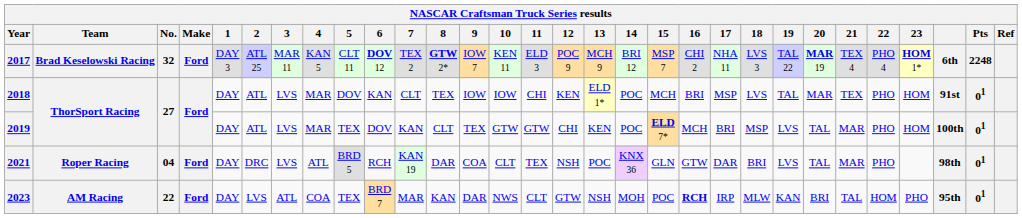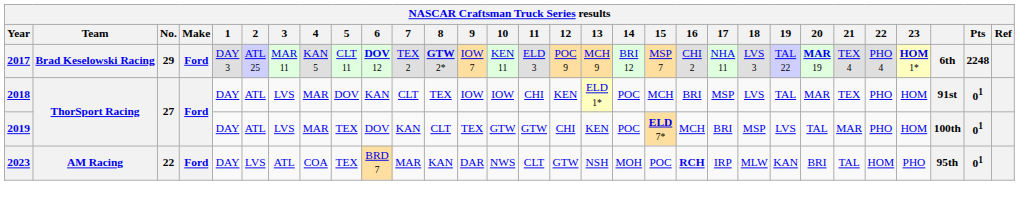(168, 60) 32 -> (168, 60) 29
- row: (19, 162)
